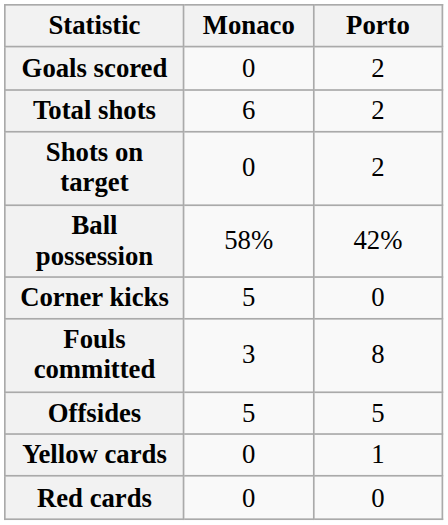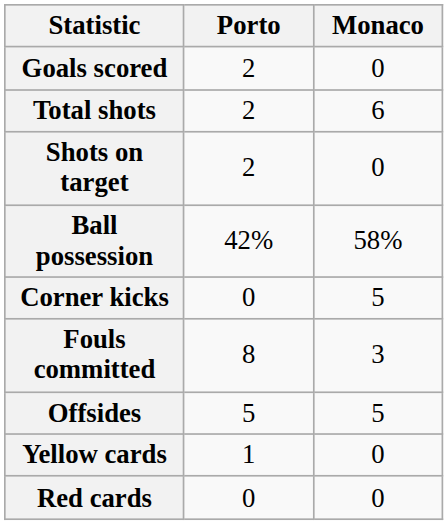columns swapped: (249, 25) <-> (378, 25)
